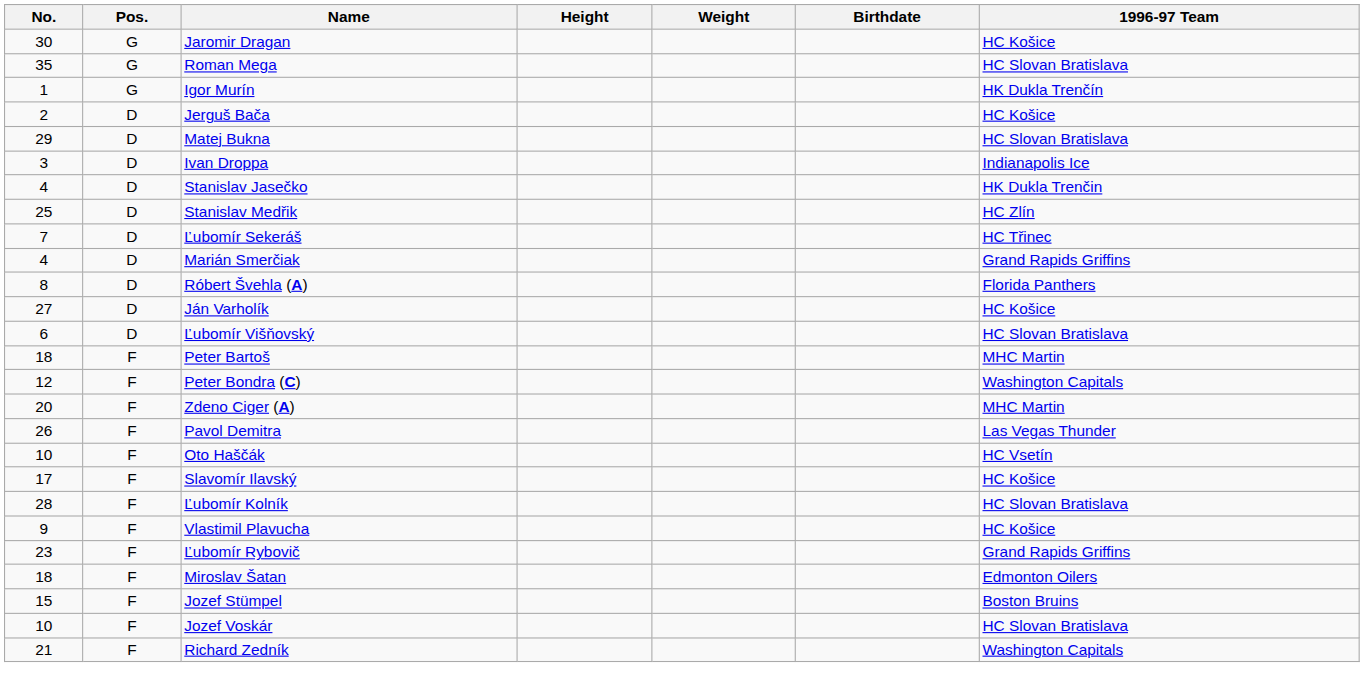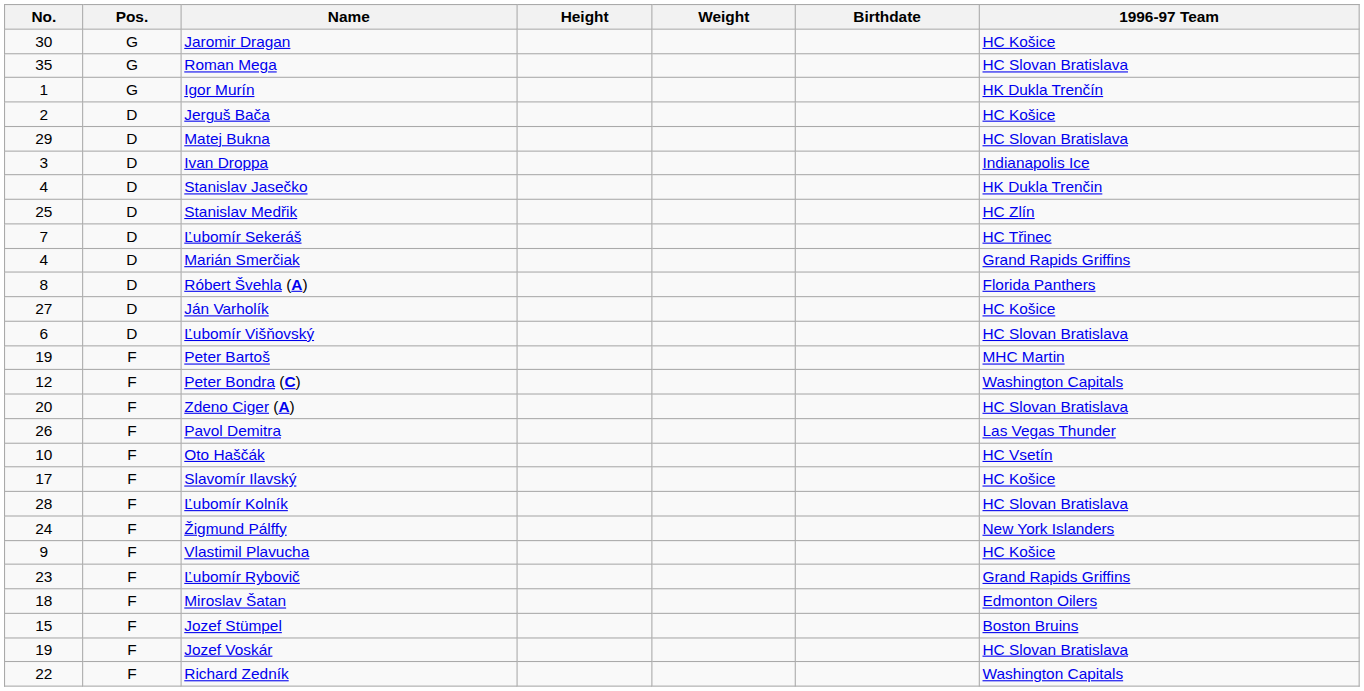(44, 358) 18 -> (44, 358) 19
(1024, 407) MHC Martin -> (1055, 407) HC Slovan Bratislava
+ row: (235, 528)
(44, 626) 10 -> (44, 650) 19
(44, 650) 21 -> (44, 674) 22
